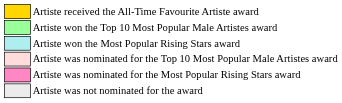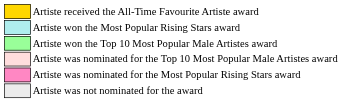rows swapped: (155, 27) <-> (136, 43)
